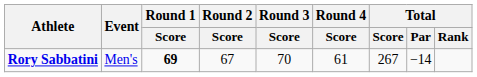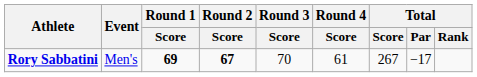(227, 60) normal -> (227, 60) bold
(421, 60) −14 -> (421, 60) −17
